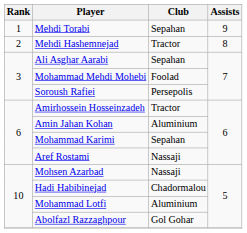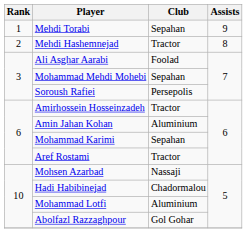(168, 60) Sepahan -> (165, 60) Foolad
(165, 76) Foolad -> (168, 76) Sepahan
(166, 156) Nassaji -> (166, 156) Tractor
